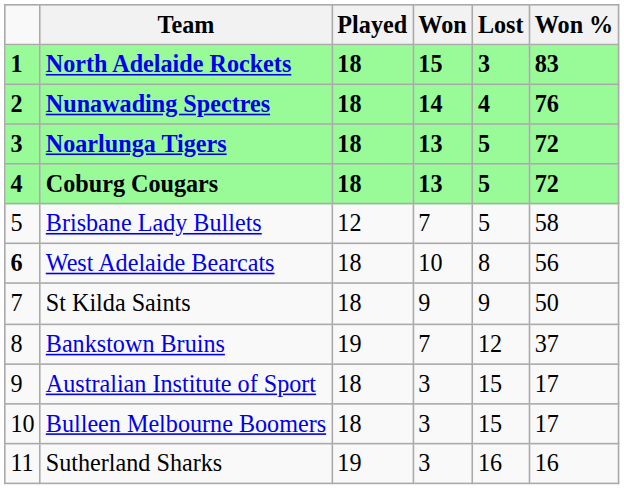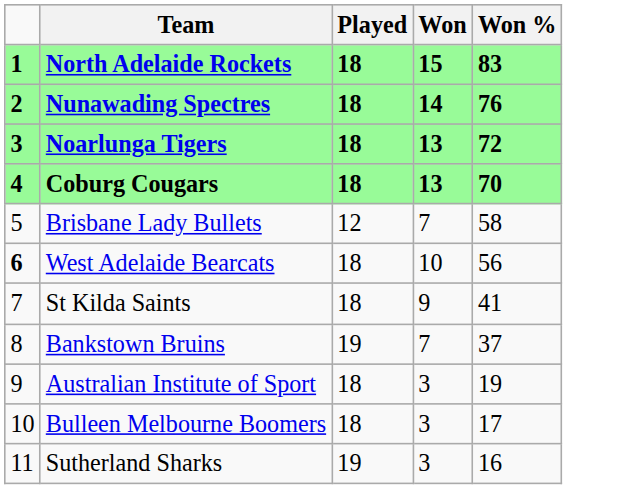- column: (501, 24)
(547, 184) 72 -> (490, 184) 70
(547, 303) 50 -> (490, 303) 41
(547, 383) 17 -> (490, 383) 19
